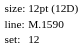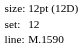rows swapped: (12, 39) <-> (15, 24)
